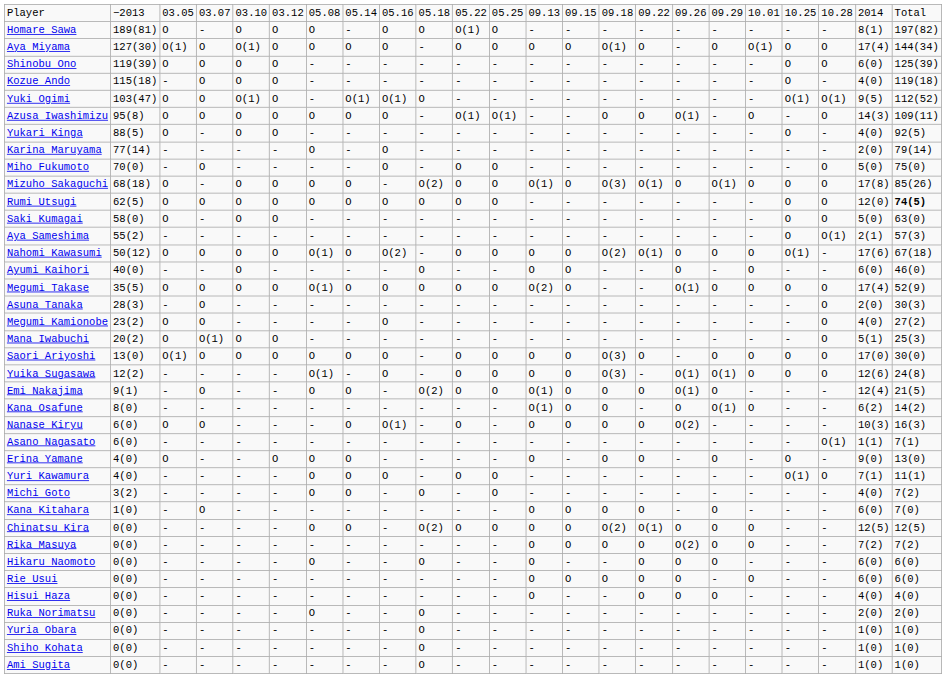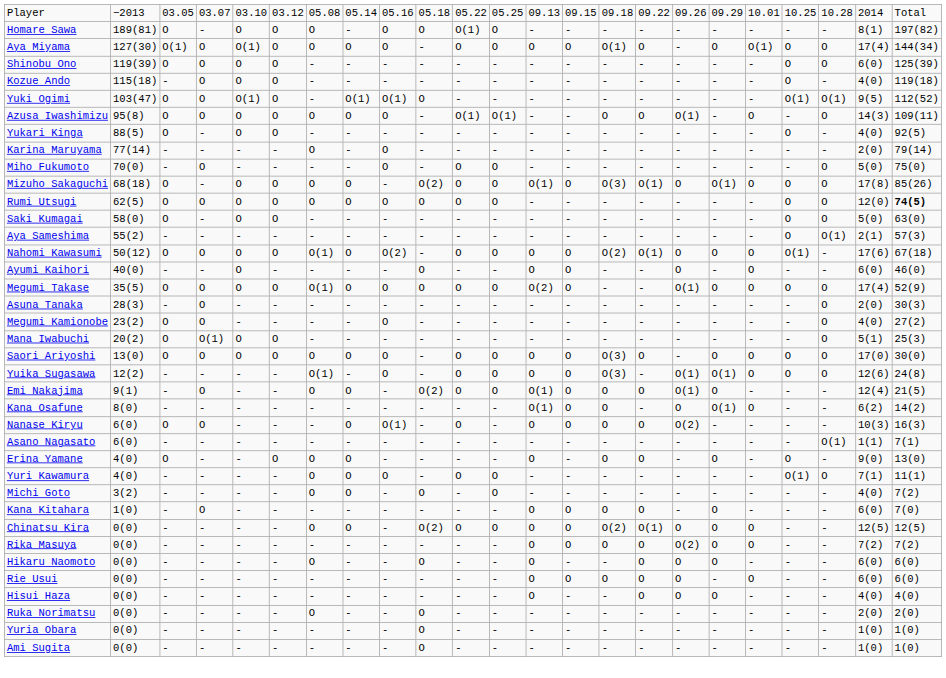(175, 356) O(1) -> (165, 356) O
- row: (45, 648)
